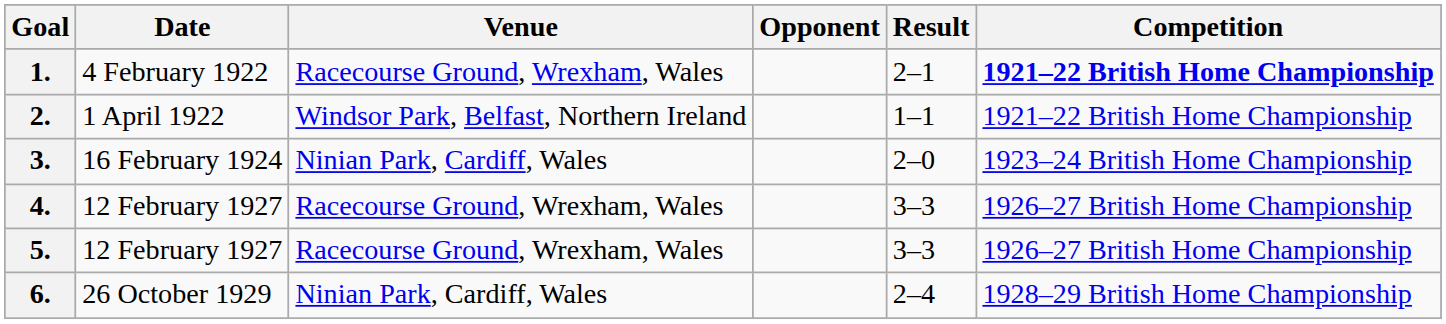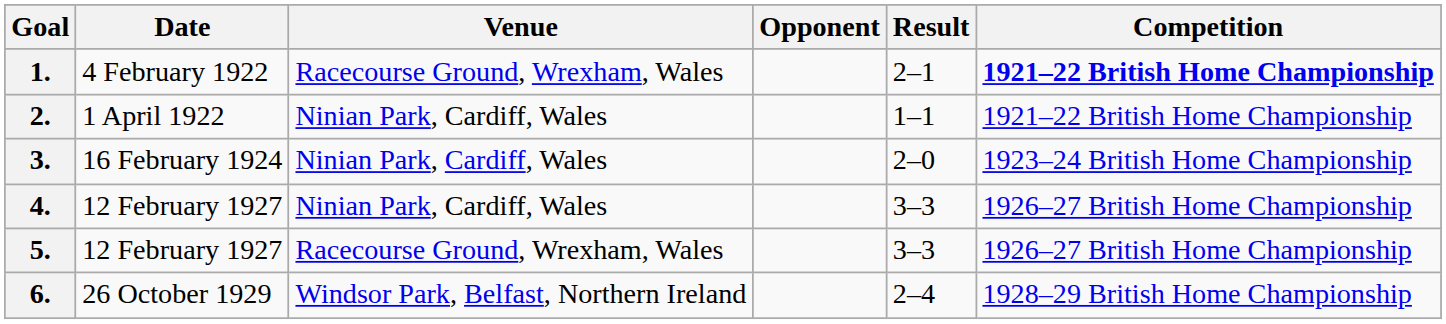(521, 116) Windsor Park, Belfast, Northern Ireland -> (451, 116) Ninian Park, Cardiff, Wales
(509, 205) Racecourse Ground, Wrexham, Wales -> (451, 205) Ninian Park, Cardiff, Wales
(451, 294) Ninian Park, Cardiff, Wales -> (521, 294) Windsor Park, Belfast, Northern Ireland
